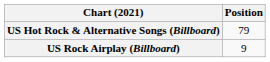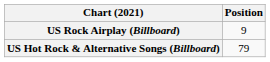rows swapped: (113, 30) <-> (113, 48)
